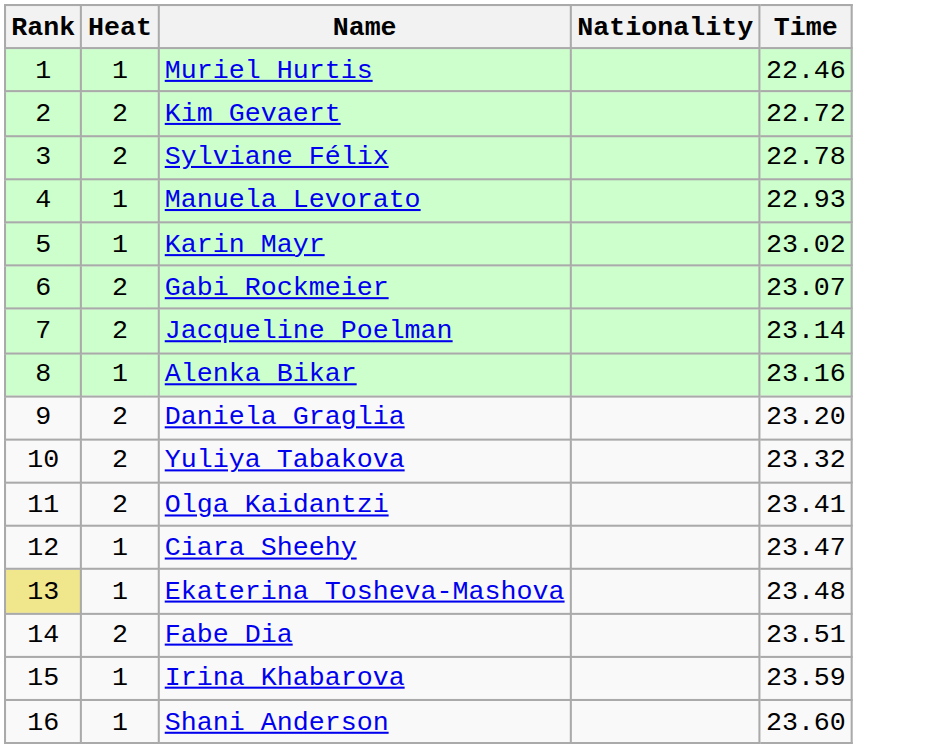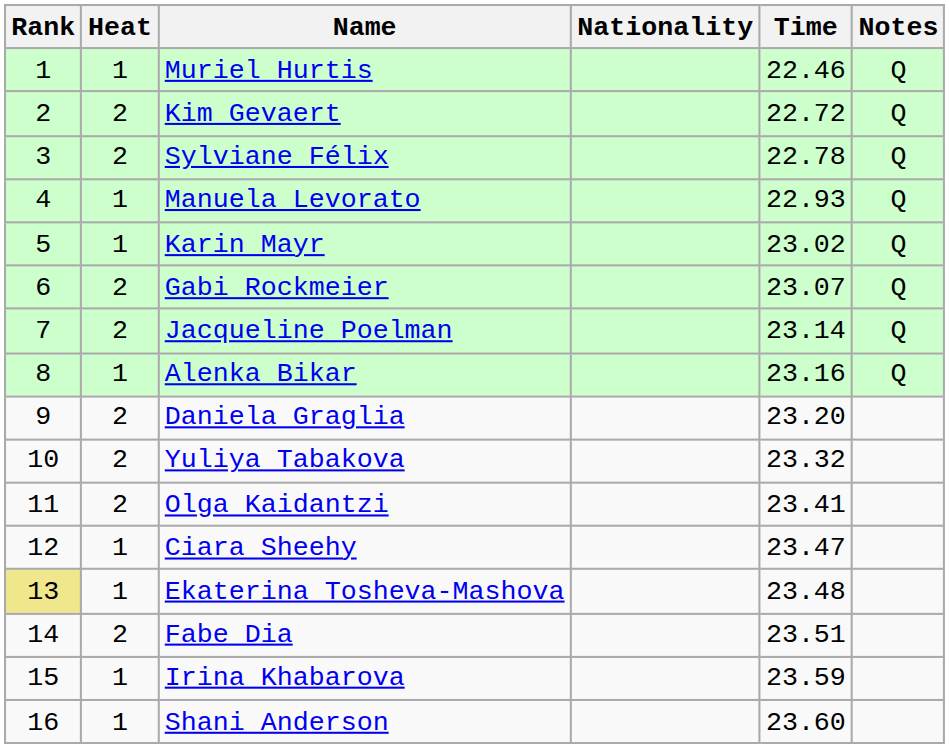+ column: (899, 27)
